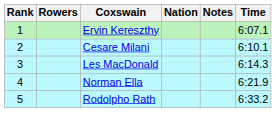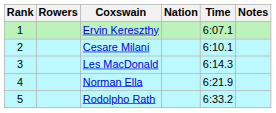columns swapped: (253, 13) <-> (218, 13)
